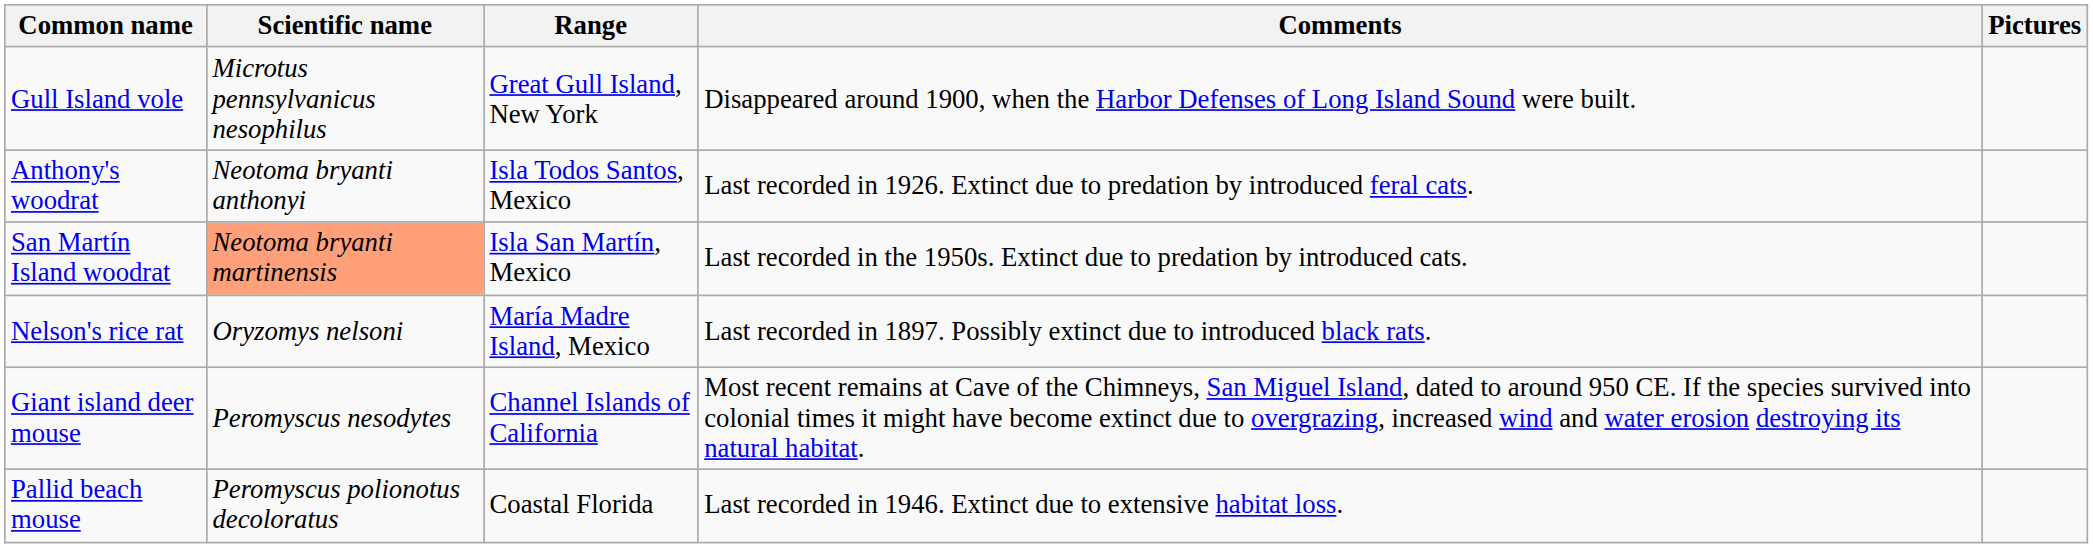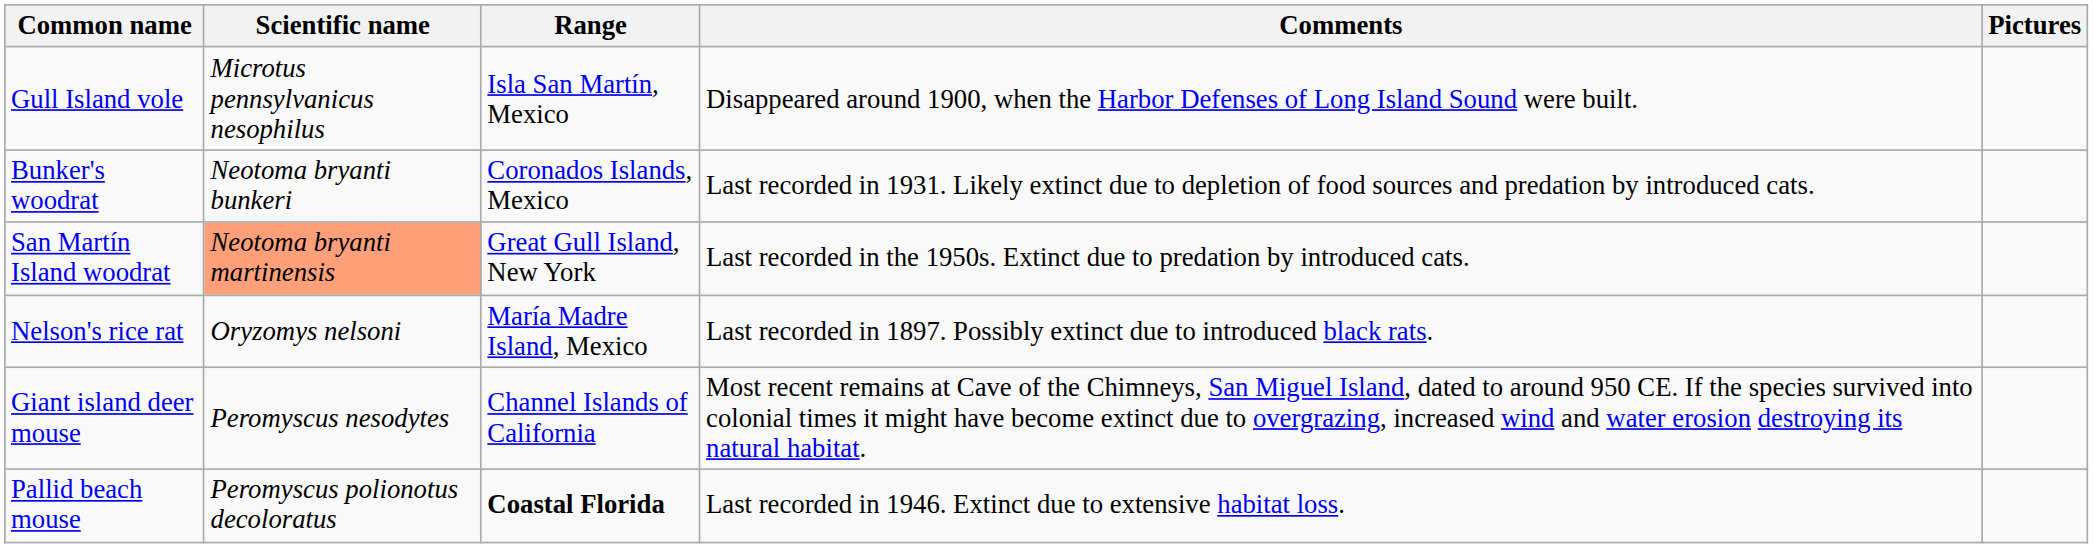(586, 98) Great Gull Island, New York -> (573, 98) Isla San Martín, Mexico
- row: (65, 185)
+ row: (58, 185)
(575, 258) Isla San Martín, Mexico -> (583, 258) Great Gull Island, New York
(571, 505) normal -> (576, 505) bold
